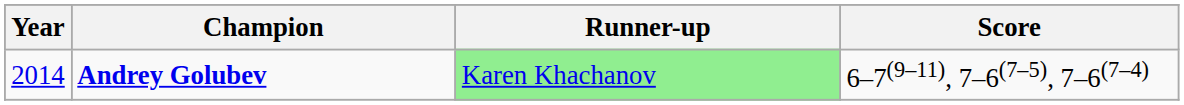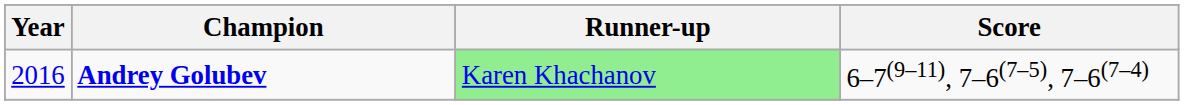(38, 74) 2014 -> (38, 74) 2016
